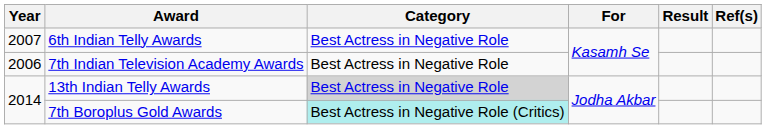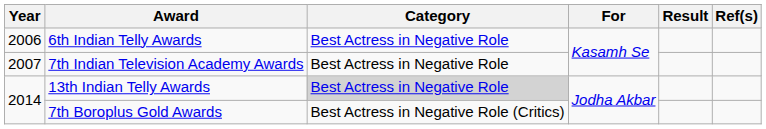(25, 40) 2007 -> (25, 40) 2006
(25, 64) 2006 -> (25, 64) 2007
(438, 111) paleturquoise background -> (438, 111) no background
